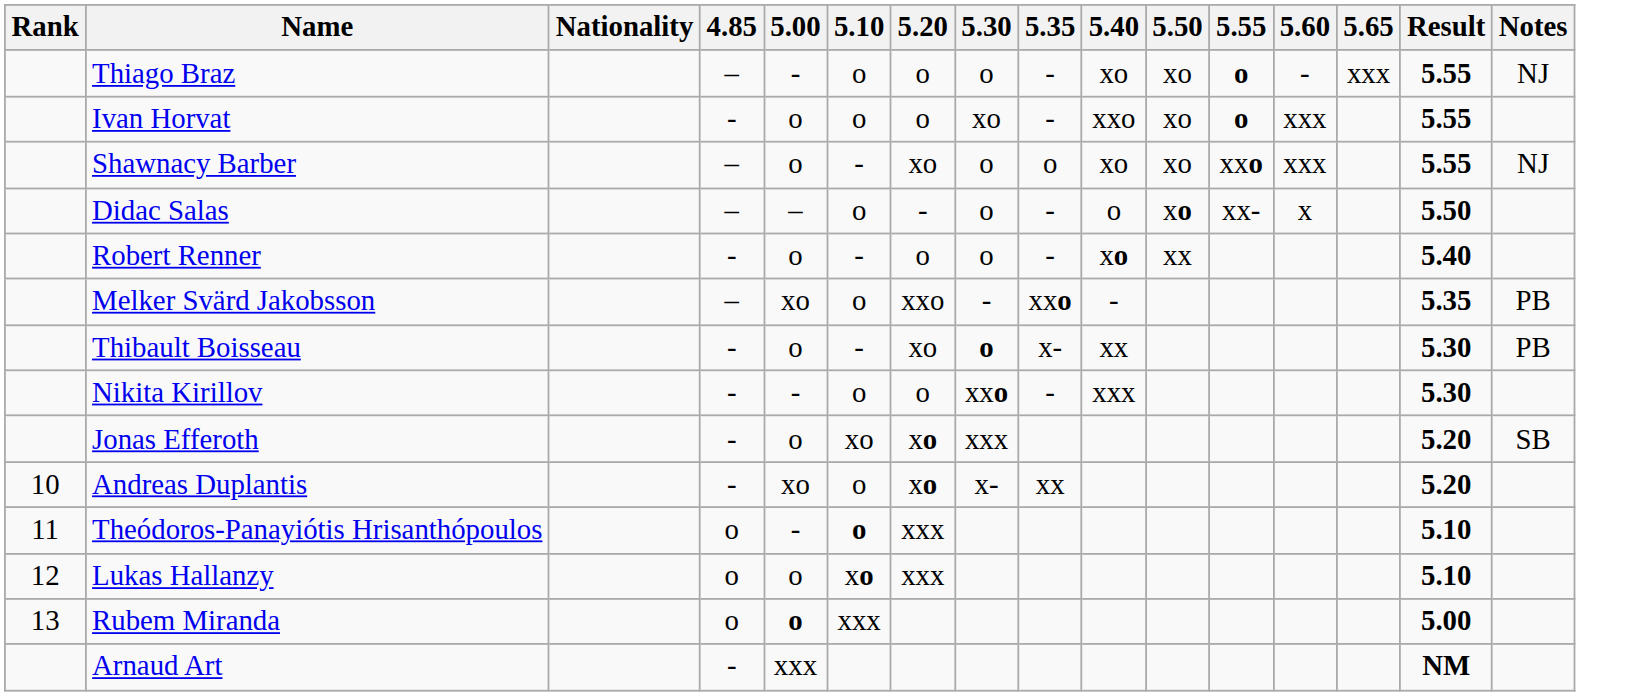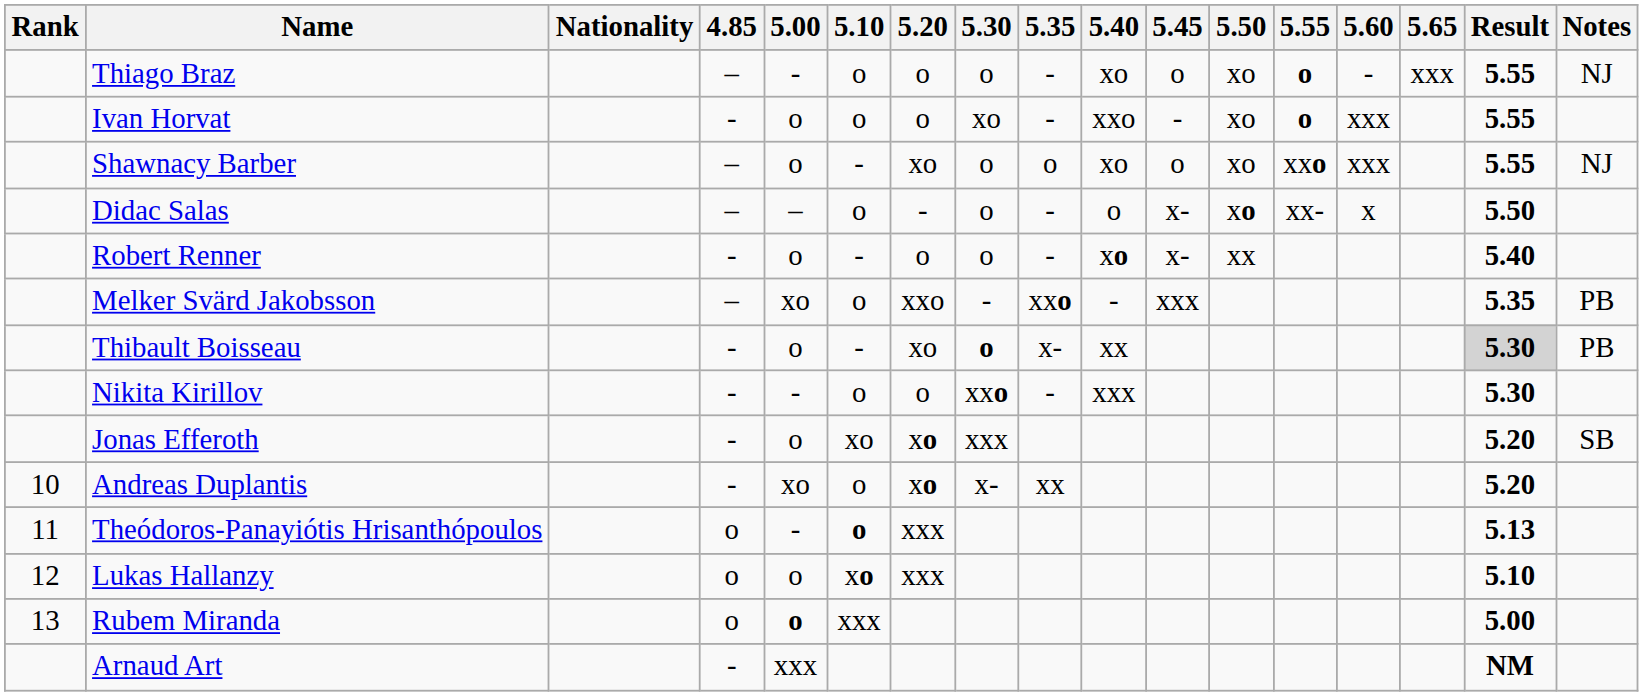+ column: (1178, 27)
(1446, 347) no background -> (1510, 347) lightgrey background
(1446, 529) 5.10 -> (1510, 529) 5.13
